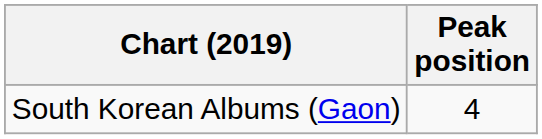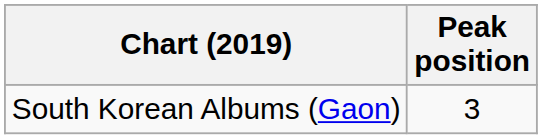(472, 108) 4 -> (472, 108) 3
